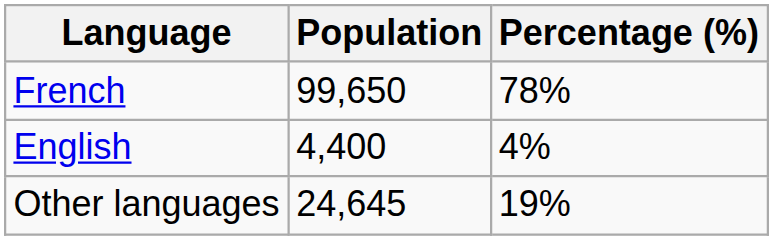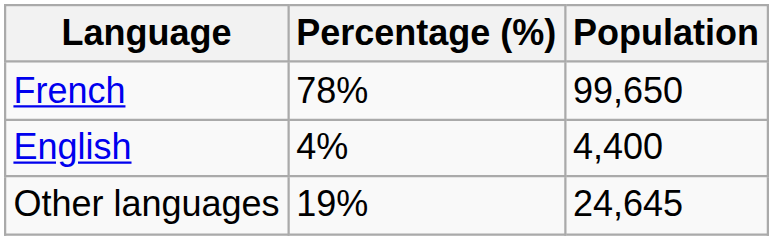columns swapped: (389, 33) <-> (629, 33)
